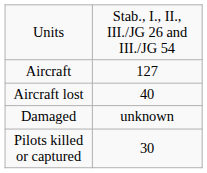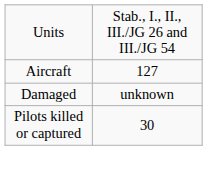- row: (49, 94)
